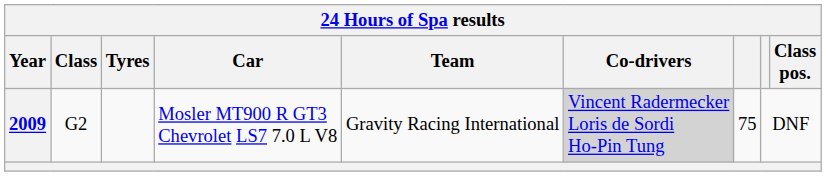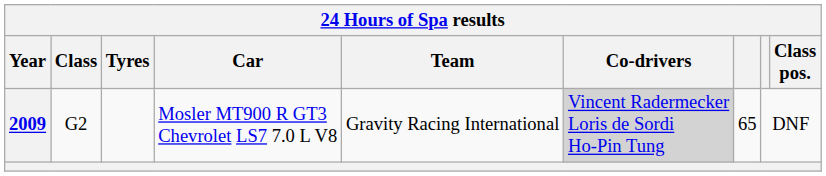(747, 125) 75 -> (747, 125) 65
